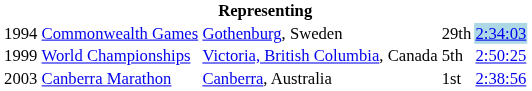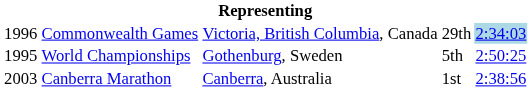(21, 33) 1994 -> (21, 33) 1996
(272, 33) Gothenburg, Sweden -> (320, 33) Victoria, British Columbia, Canada
(21, 56) 1999 -> (21, 56) 1995
(320, 56) Victoria, British Columbia, Canada -> (272, 56) Gothenburg, Sweden
